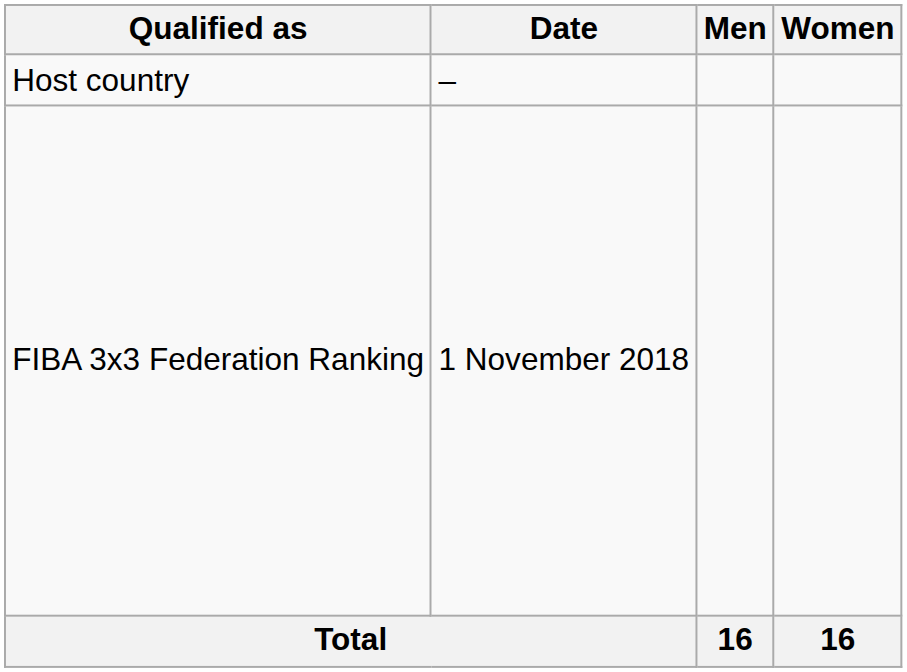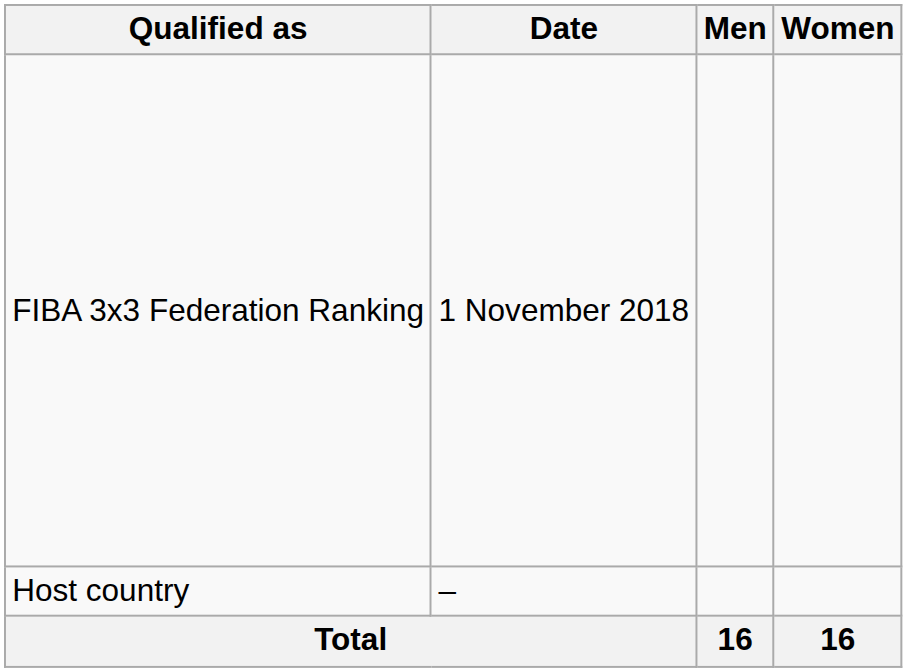rows swapped: (101, 79) <-> (218, 359)
